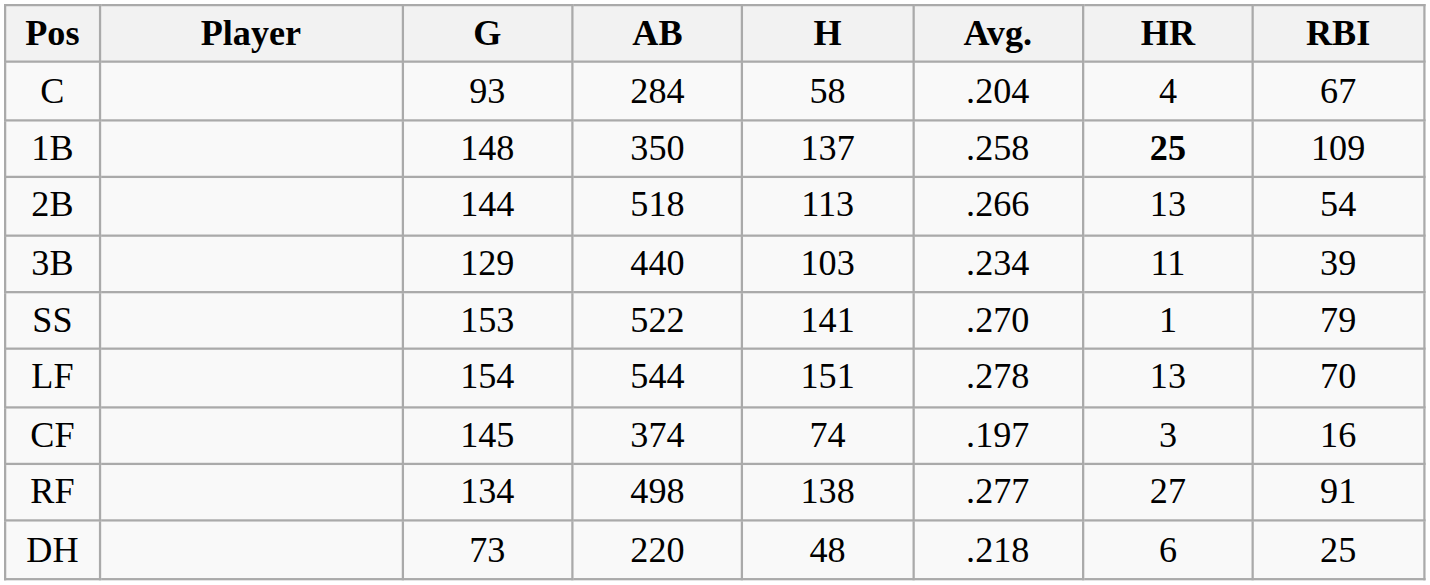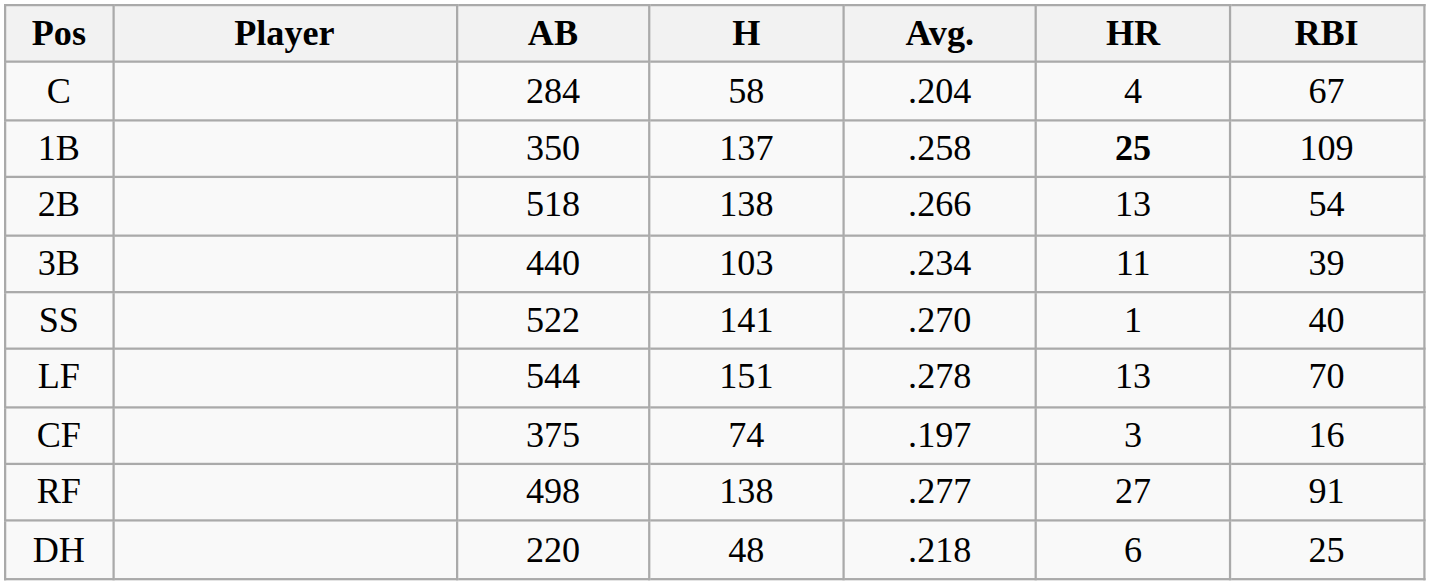- column: (487, 33)
(828, 205) 113 -> (746, 205) 138
(1338, 319) 79 -> (1327, 319) 40
(657, 434) 374 -> (553, 434) 375
